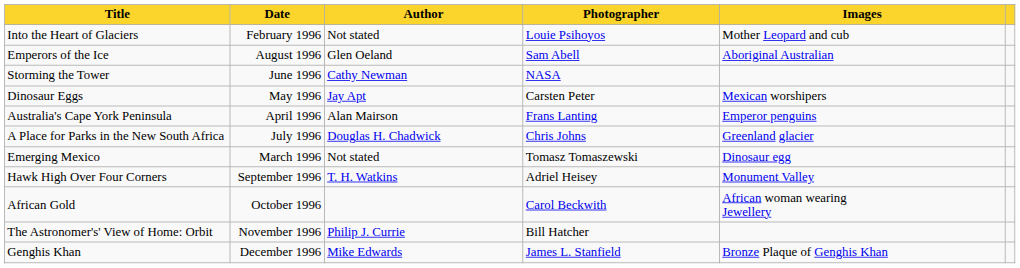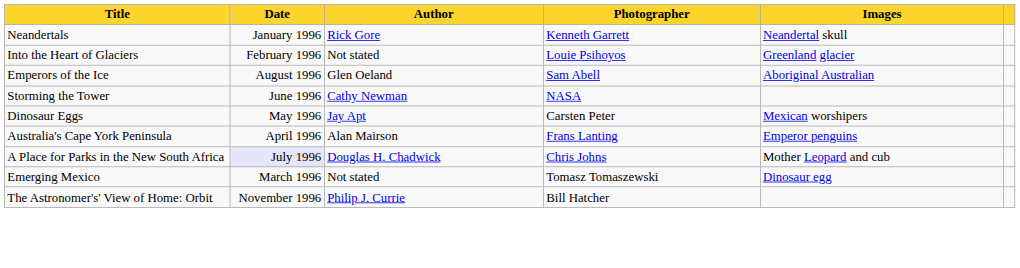+ row: (38, 34)
(786, 34) Mother Leopard and cub -> (809, 55) Greenland glacier
(296, 136) no background -> (296, 156) lavender background
(768, 136) Greenland glacier -> (826, 156) Mother Leopard and cub
- row: (87, 177)
- row: (41, 204)
- row: (44, 252)
